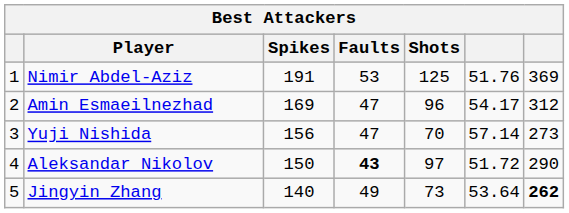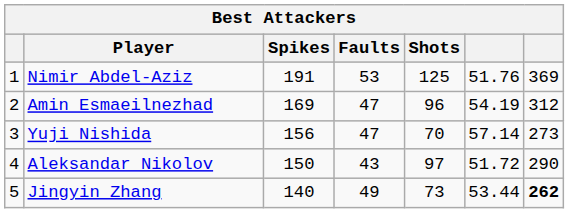(494, 106) 54.17 -> (494, 106) 54.19
(369, 163) bold -> (369, 163) normal
(494, 192) 53.64 -> (494, 192) 53.44
